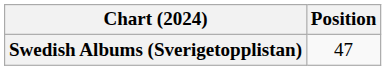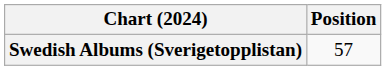(344, 49) 47 -> (344, 49) 57
